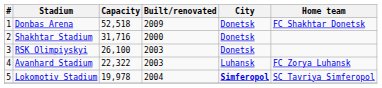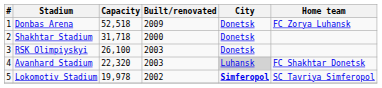(319, 24) FC Shakhtar Donetsk -> (312, 24) FC Zorya Luhansk
(116, 37) 31,716 -> (116, 37) 31,718
(116, 63) 22,322 -> (116, 63) 22,320
(238, 63) no background -> (238, 63) lightgrey background
(312, 63) FC Zorya Luhansk -> (319, 63) FC Shakhtar Donetsk
(154, 77) 2004 -> (154, 77) 2002
